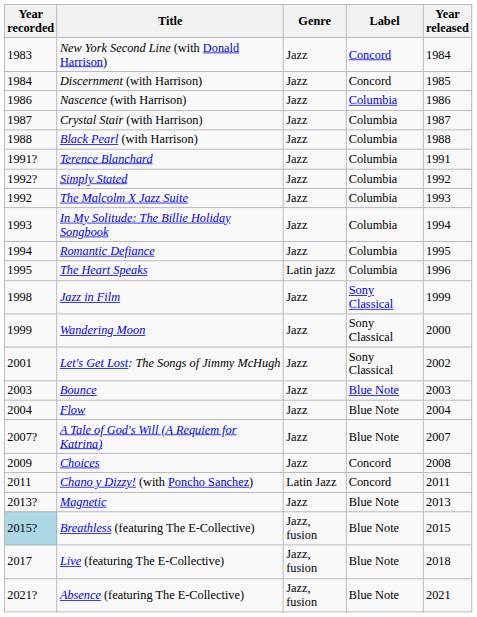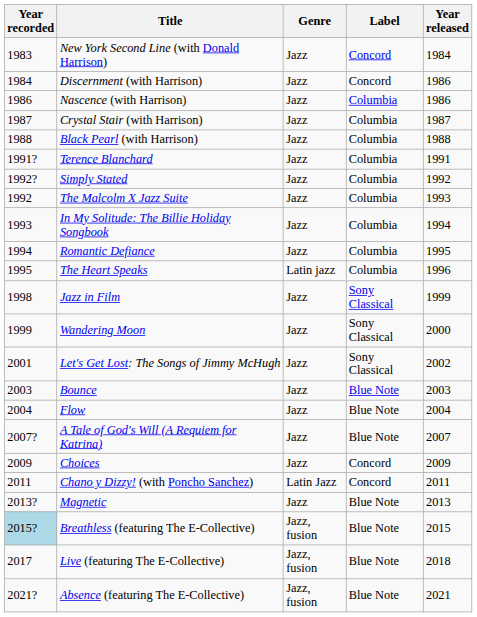(438, 81) 1985 -> (438, 81) 1986
(438, 462) 2008 -> (438, 462) 2009
